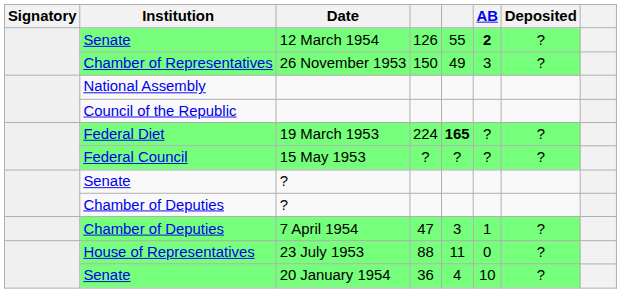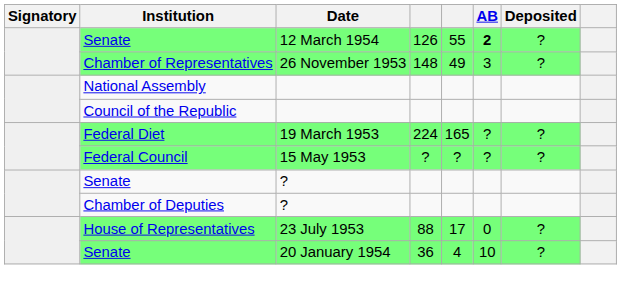(425, 63) 150 -> (425, 63) 148
(457, 134) bold -> (457, 134) normal
- row: (154, 228)
(457, 252) 11 -> (457, 228) 17
